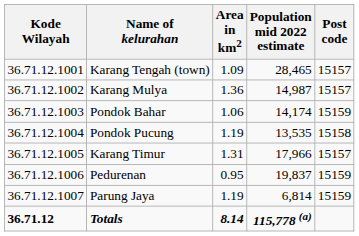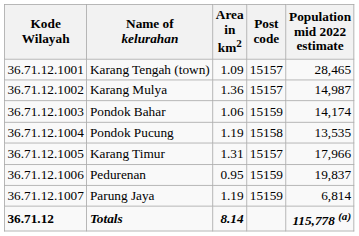columns swapped: (281, 31) <-> (334, 31)
